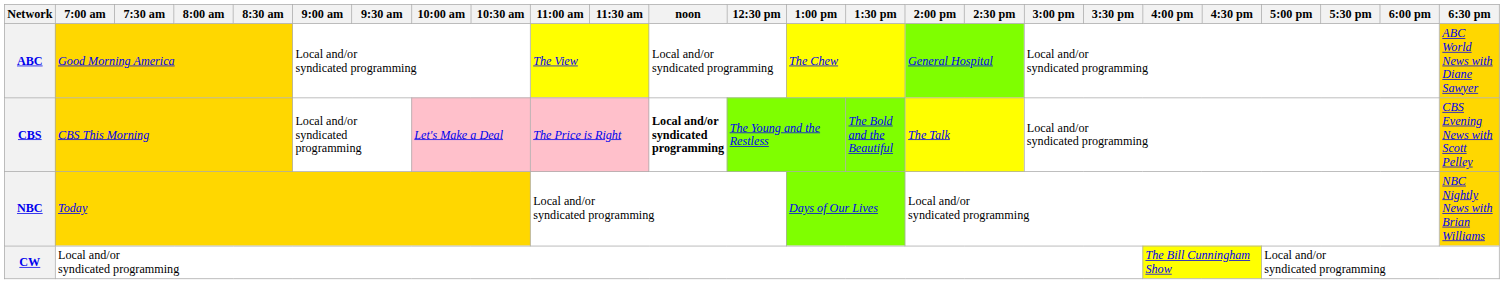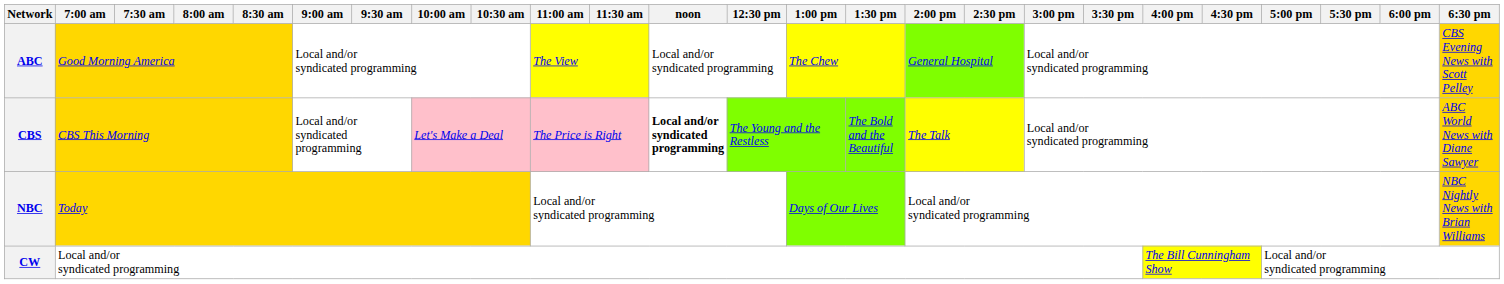(1467, 60) ABC World News with Diane Sawyer -> (1467, 60) CBS Evening News with Scott Pelley
(1467, 134) CBS Evening News with Scott Pelley -> (1467, 134) ABC World News with Diane Sawyer
